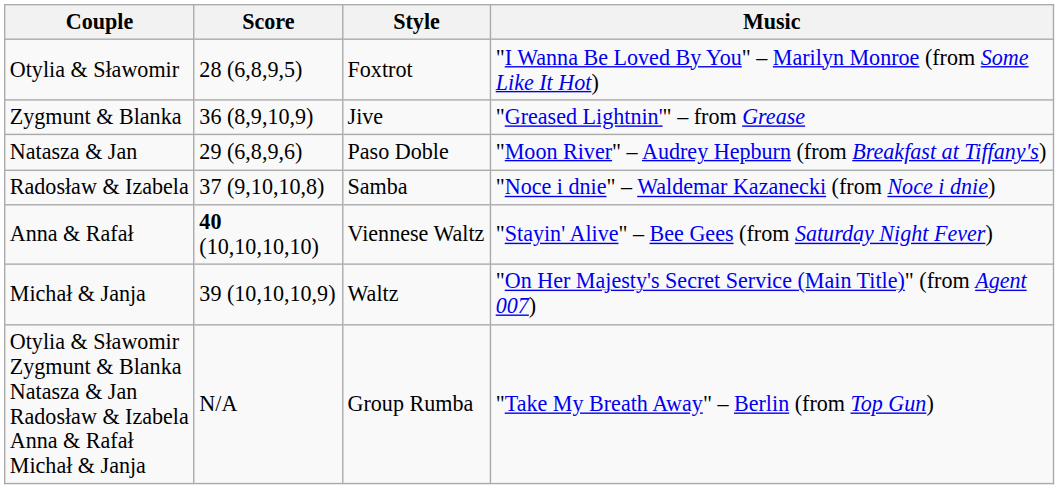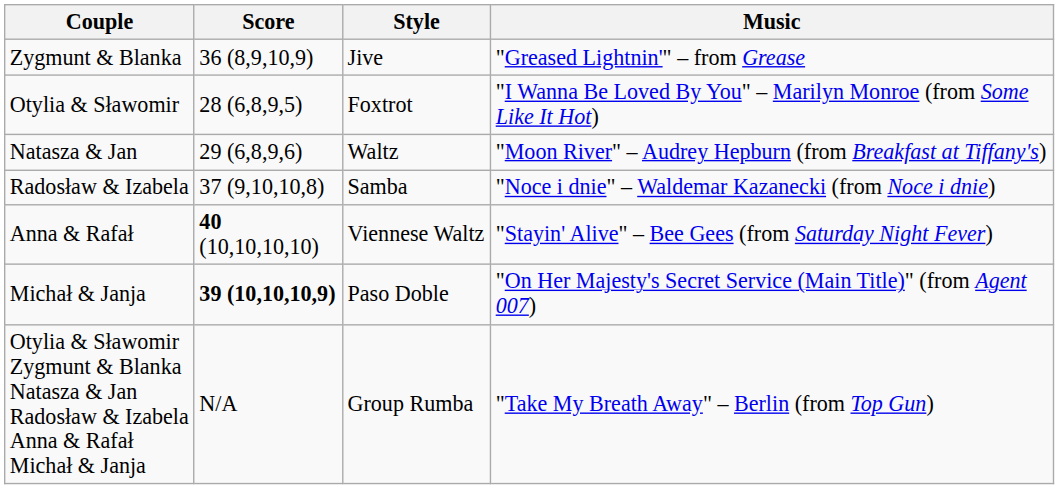rows swapped: (94, 69) <-> (96, 116)
(398, 151) Paso Doble -> (373, 151) Waltz
(267, 294) normal -> (267, 294) bold
(373, 294) Waltz -> (398, 294) Paso Doble
